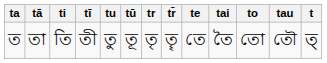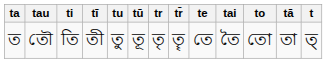columns swapped: (37, 13) <-> (285, 13)
